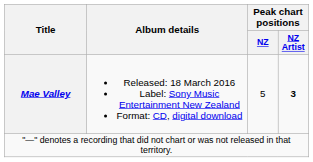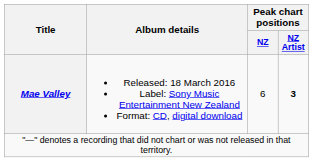(263, 94) 5 -> (263, 94) 6
